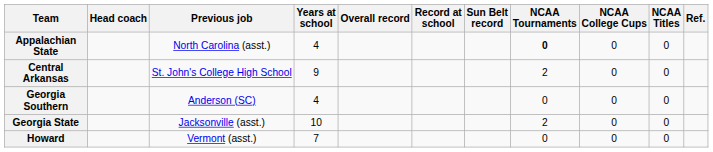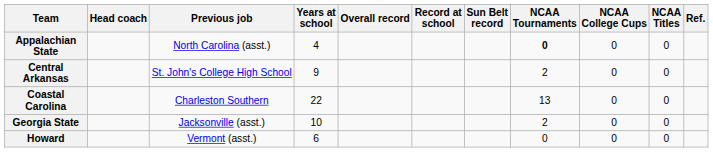+ row: (46, 101)
- row: (46, 101)
(316, 139) 7 -> (316, 139) 6
